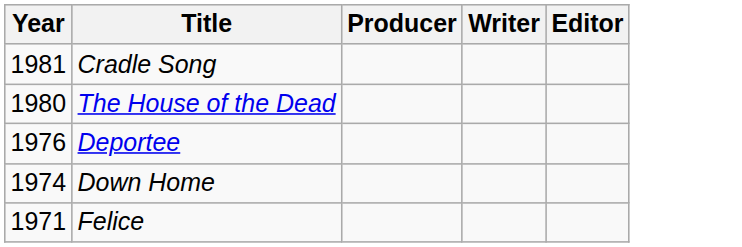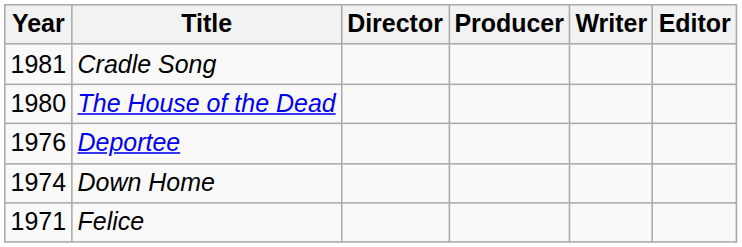+ column: (395, 24)
